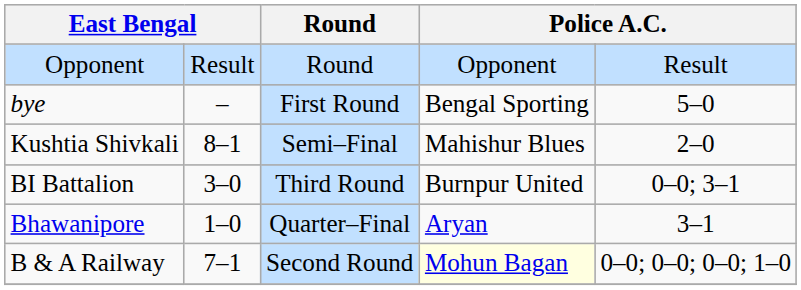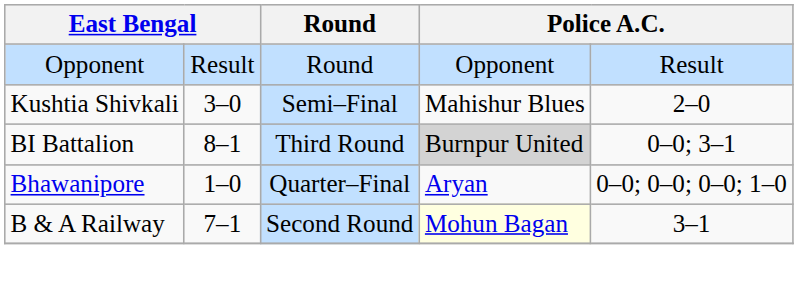- row: (28, 104)
(222, 143) 8–1 -> (222, 104) 3–0
(222, 183) 3–0 -> (222, 143) 8–1
(504, 183) no background -> (504, 143) lightgrey background
(696, 223) 3–1 -> (692, 183) 0–0; 0–0; 0–0; 1–0
(696, 263) 0–0; 0–0; 0–0; 1–0 -> (692, 223) 3–1
